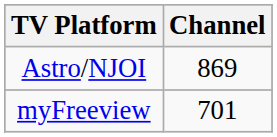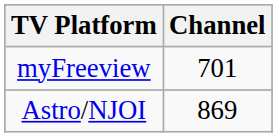rows swapped: (84, 68) <-> (84, 110)
